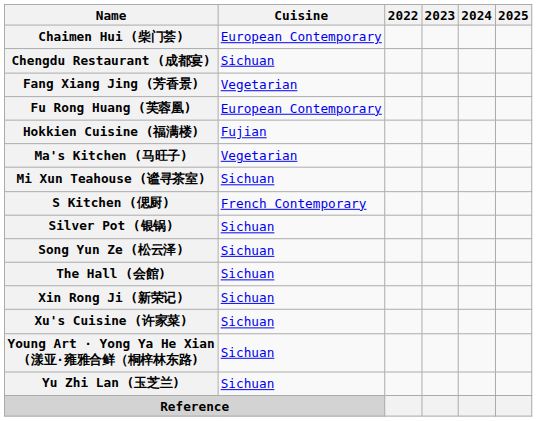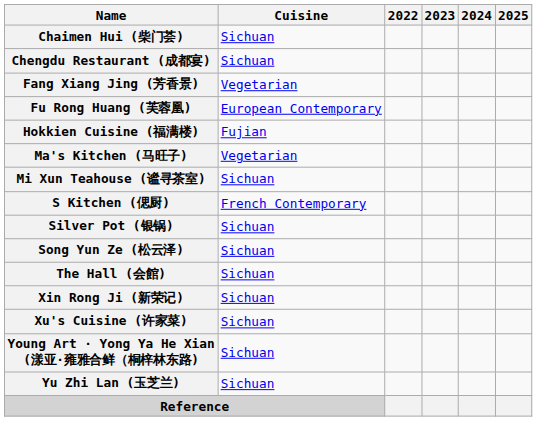(301, 37) European Contemporary -> (248, 37) Sichuan
